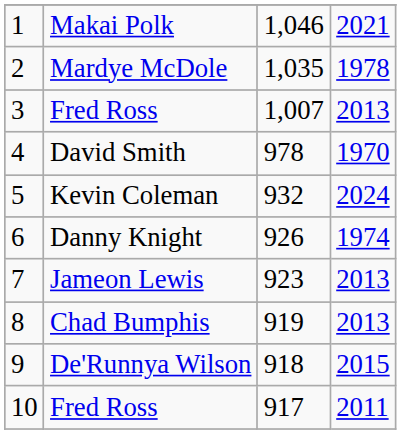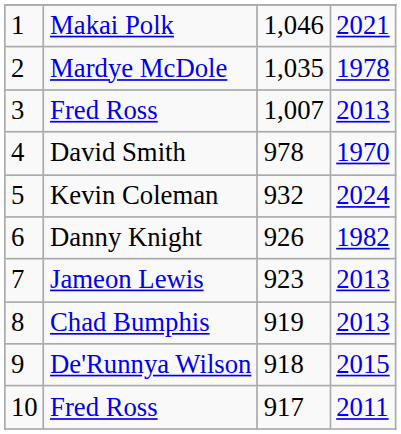(363, 237) 1974 -> (363, 237) 1982
